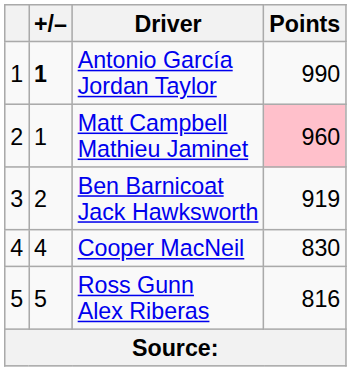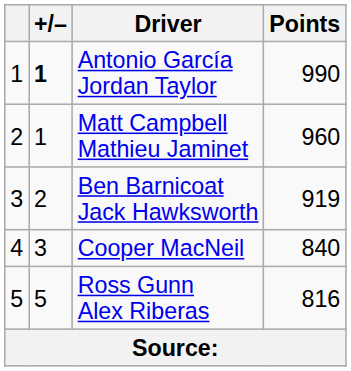(321, 136) pink background -> (321, 136) no background
(40, 249) 4 -> (40, 249) 3
(321, 249) 830 -> (321, 249) 840
